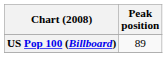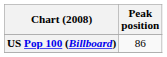(140, 43) 89 -> (140, 43) 86
